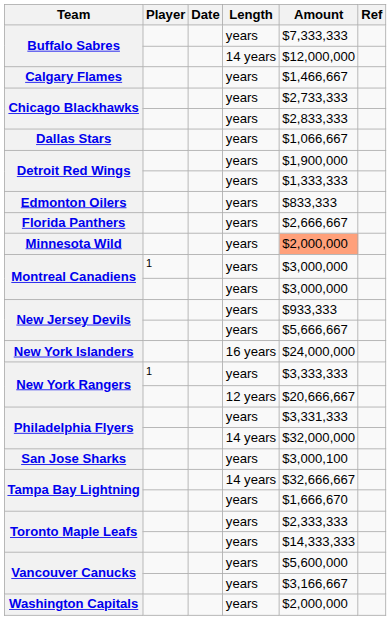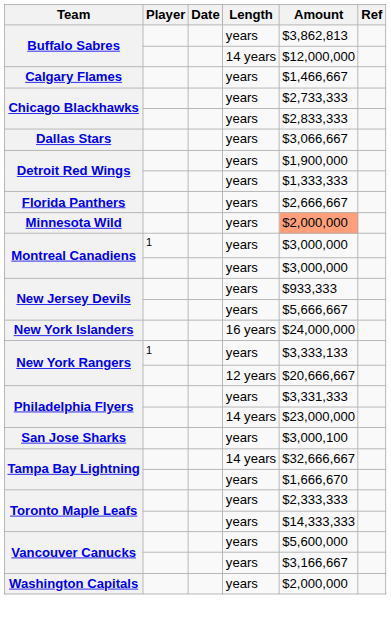(315, 35) $7,333,333 -> (315, 35) $3,862,813
(315, 139) $1,066,667 -> (315, 139) $3,066,667
- row: (74, 202)
(315, 373) $3,333,333 -> (315, 353) $3,333,133
(319, 438) $32,000,000 -> (319, 417) $23,000,000
